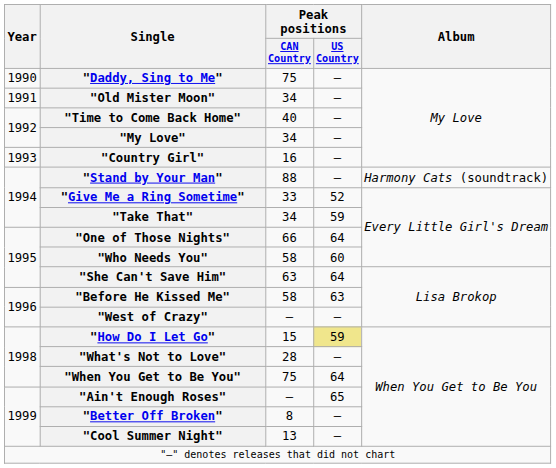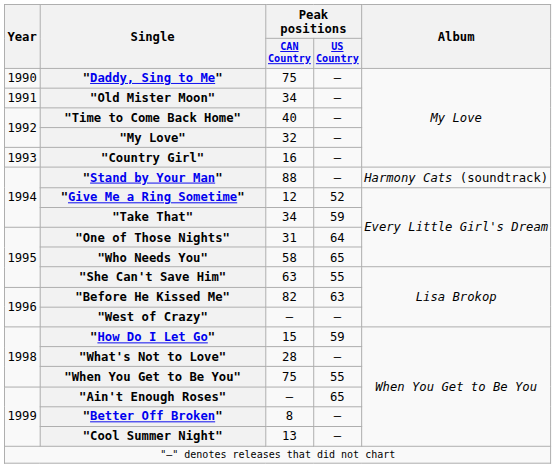(289, 138) 34 -> (289, 138) 32
(289, 197) 33 -> (289, 197) 12
(289, 237) 66 -> (289, 237) 31
(337, 257) 60 -> (337, 257) 65
(337, 277) 64 -> (337, 277) 55
(289, 297) 58 -> (289, 297) 82
(337, 337) khaki background -> (337, 337) no background
(337, 377) 64 -> (337, 377) 55
